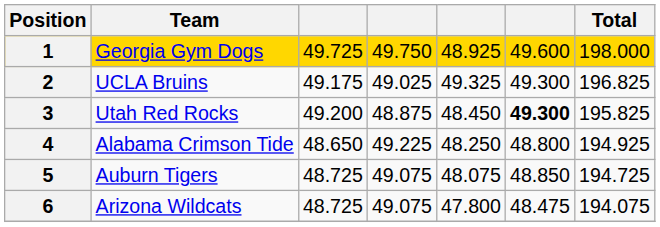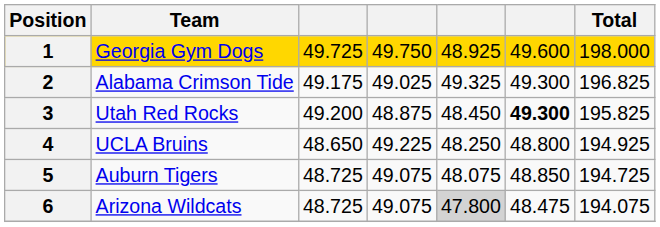(152, 82) UCLA Bruins -> (195, 82) Alabama Crimson Tide
(195, 145) Alabama Crimson Tide -> (152, 145) UCLA Bruins
(471, 207) no background -> (471, 207) lightgrey background
